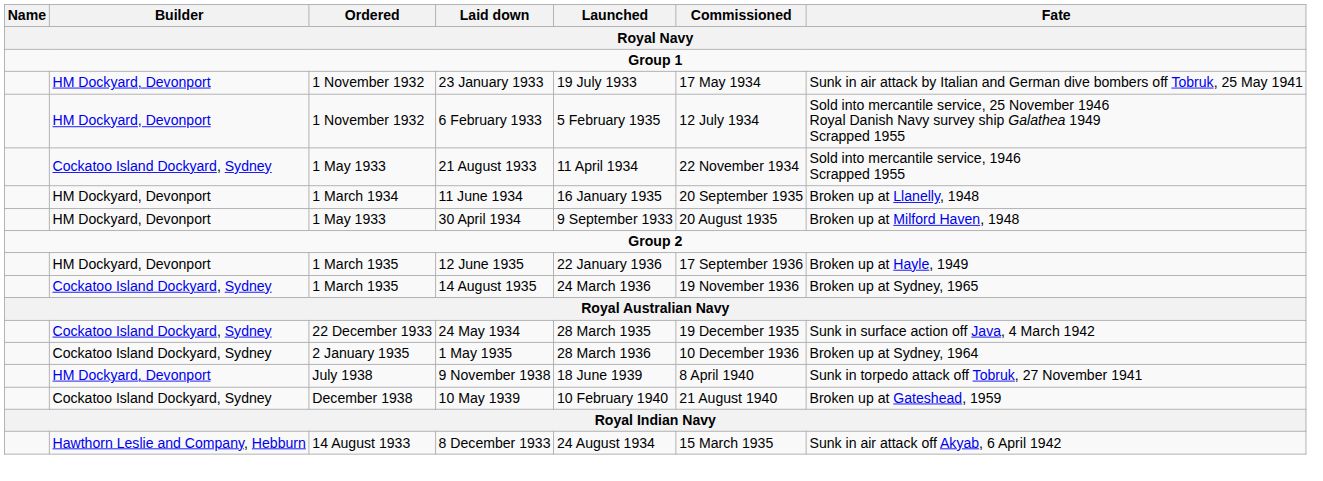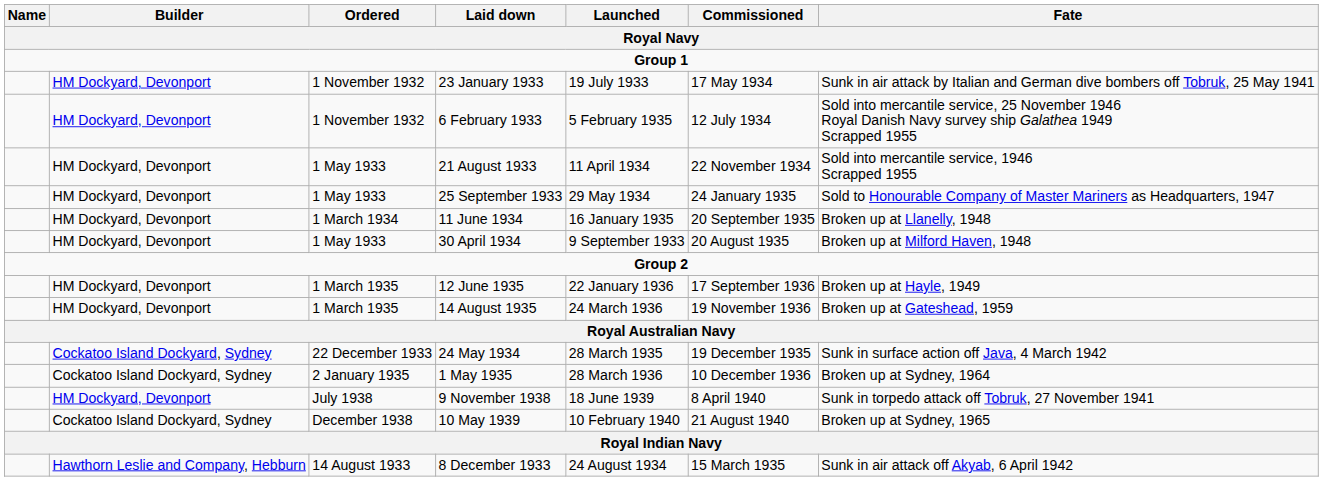(162, 166) Cockatoo Island Dockyard, Sydney -> (132, 166) HM Dockyard, Devonport
+ row: (500, 197)
(162, 286) Cockatoo Island Dockyard, Sydney -> (132, 308) HM Dockyard, Devonport
(894, 286) Broken up at Sydney, 1965 -> (917, 308) Broken up at Gateshead, 1959
(905, 398) Broken up at Gateshead, 1959 -> (906, 420) Broken up at Sydney, 1965
